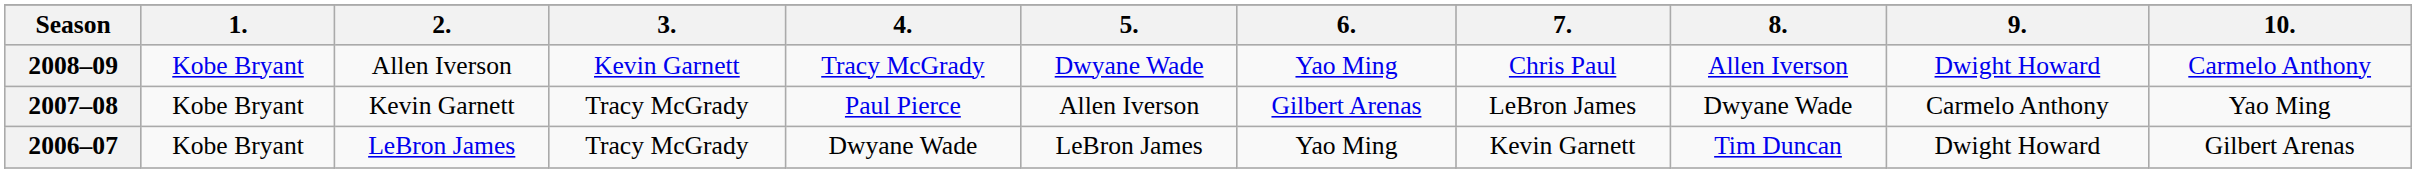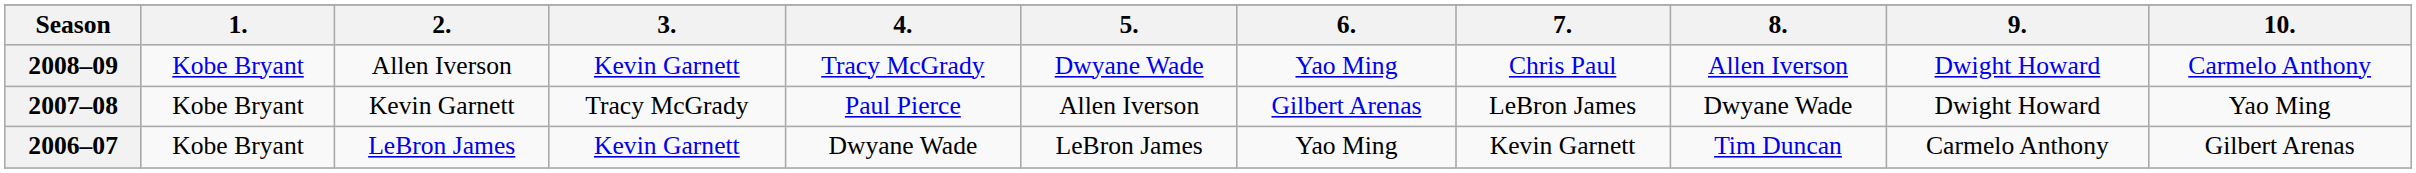(2017, 106) Carmelo Anthony -> (2017, 106) Dwight Howard
(667, 146) Tracy McGrady -> (667, 146) Kevin Garnett
(2017, 146) Dwight Howard -> (2017, 146) Carmelo Anthony
